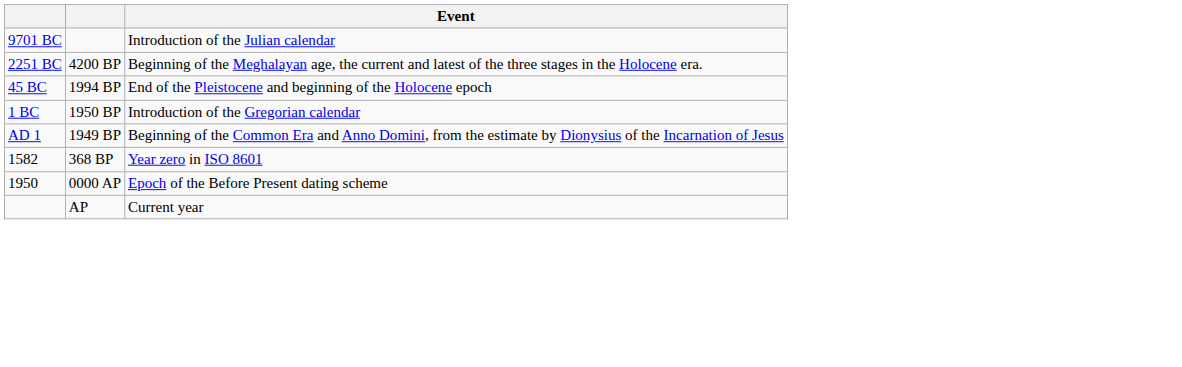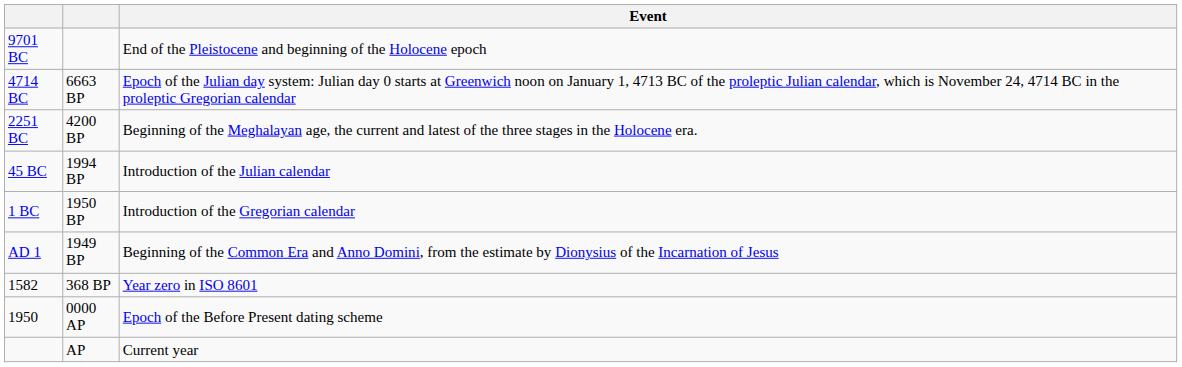(232, 40) Introduction of the Julian calendar -> (305, 48) End of the Pleistocene and beginning of the Holocene epoch
+ row: (23, 89)
(310, 87) End of the Pleistocene and beginning of the Holocene epoch -> (226, 171) Introduction of the Julian calendar
